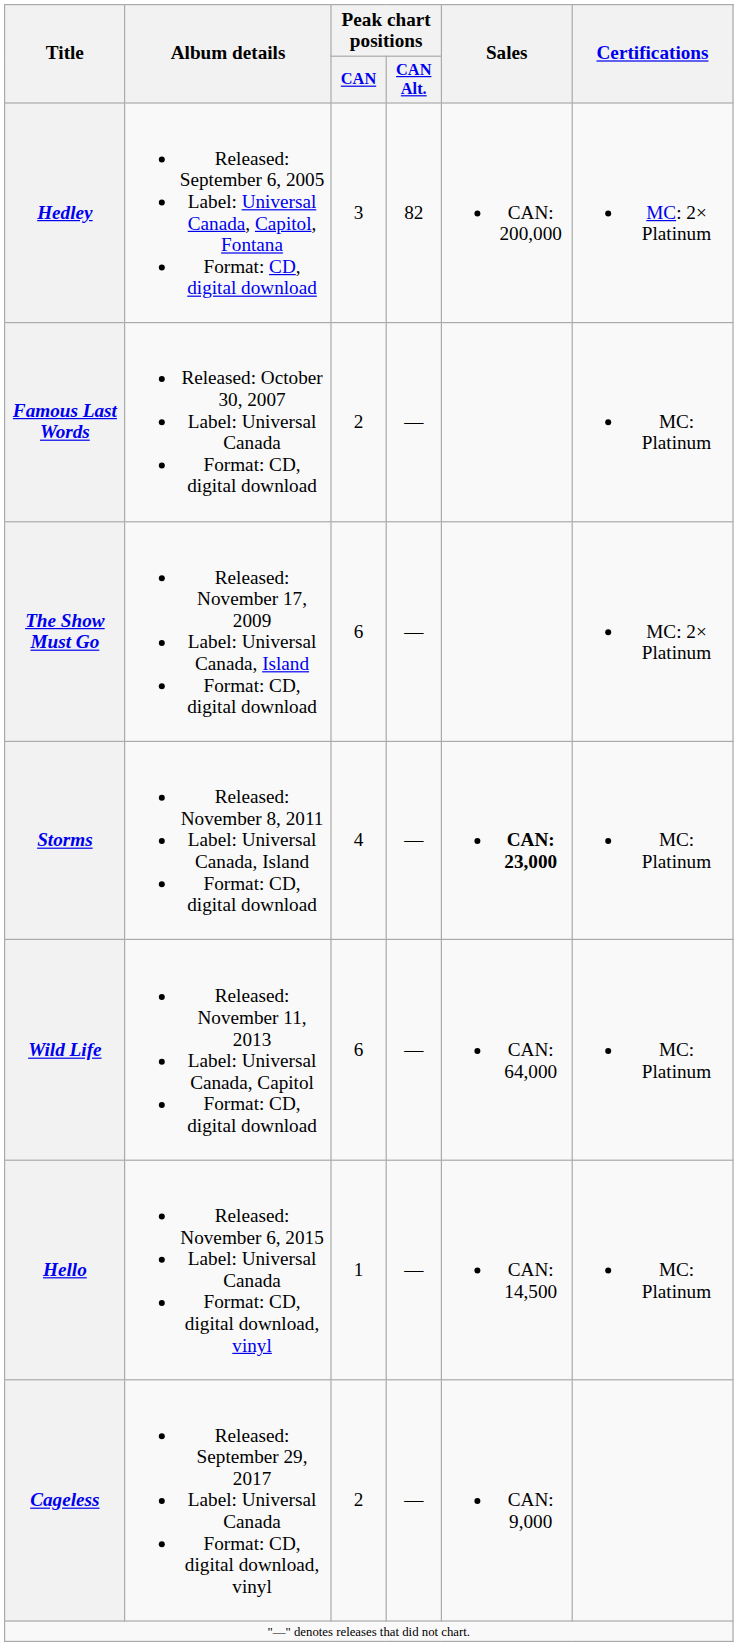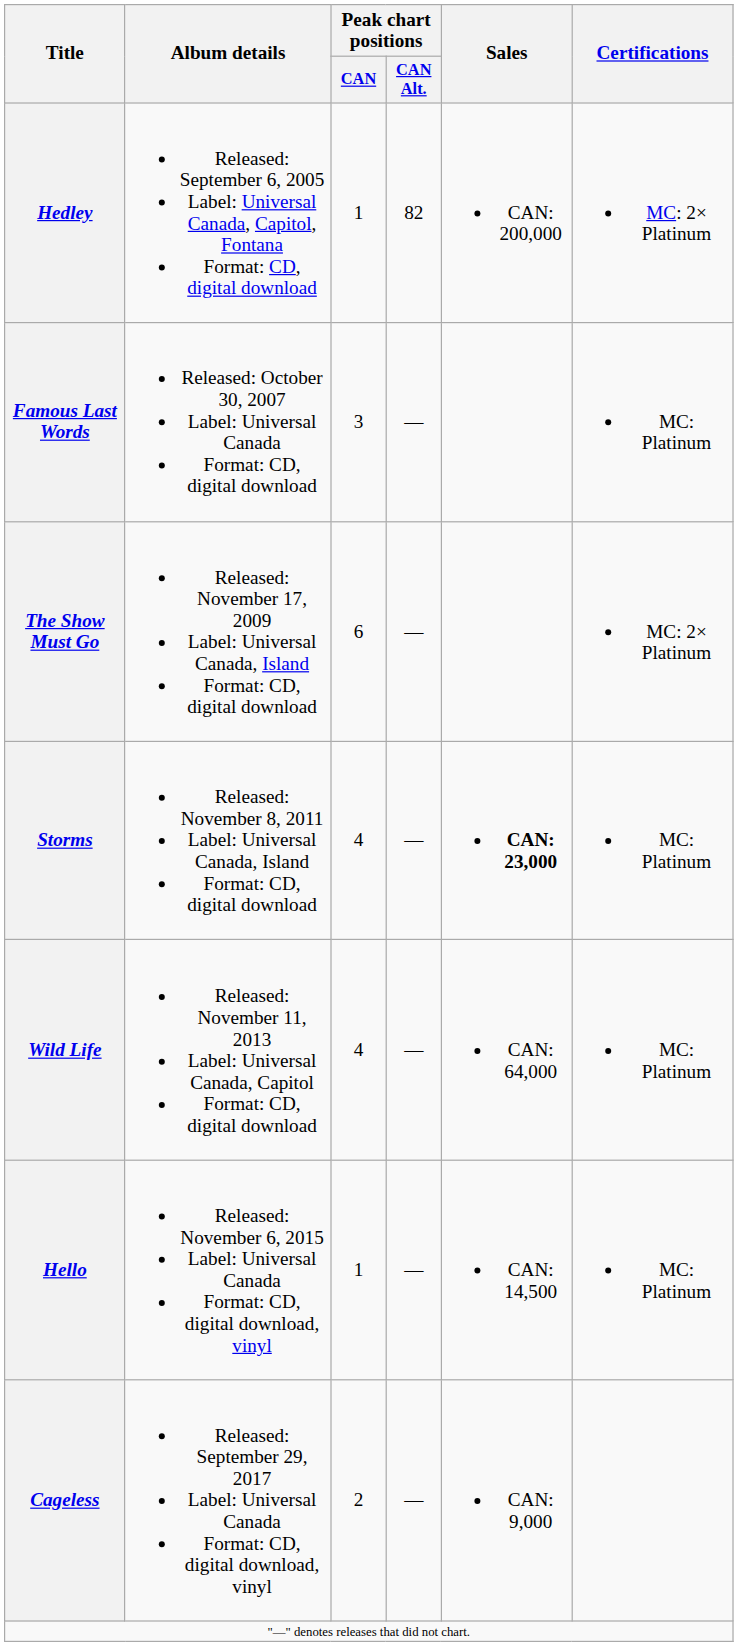(359, 212) 3 -> (359, 212) 1
(359, 421) 2 -> (359, 421) 3
(359, 1049) 6 -> (359, 1049) 4
